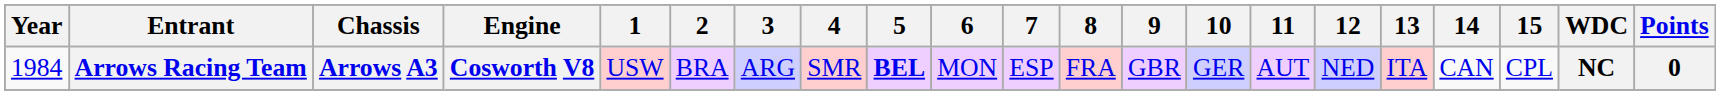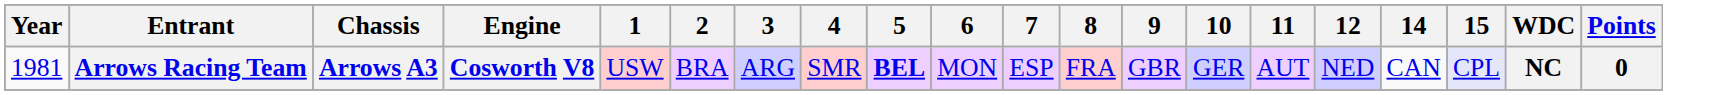- column: (1407, 25)
(37, 67) 1984 -> (37, 67) 1981
(1529, 67) no background -> (1476, 67) lavender background
